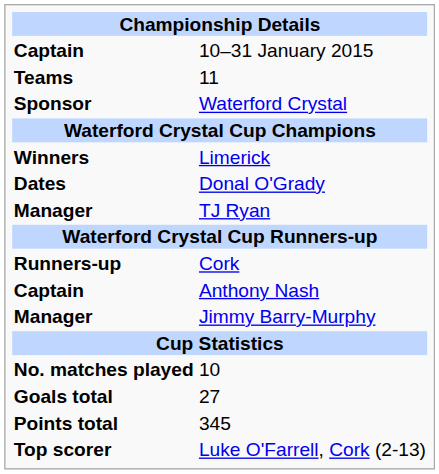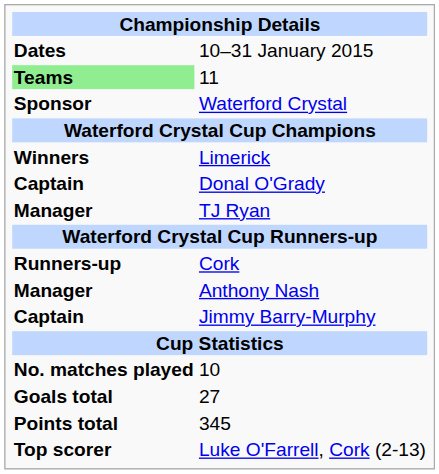(49, 50) Captain -> (40, 50) Dates
(43, 77) no background -> (43, 77) lightgreen background
(40, 183) Dates -> (49, 183) Captain
(49, 290) Captain -> (53, 290) Manager
(53, 316) Manager -> (49, 316) Captain
